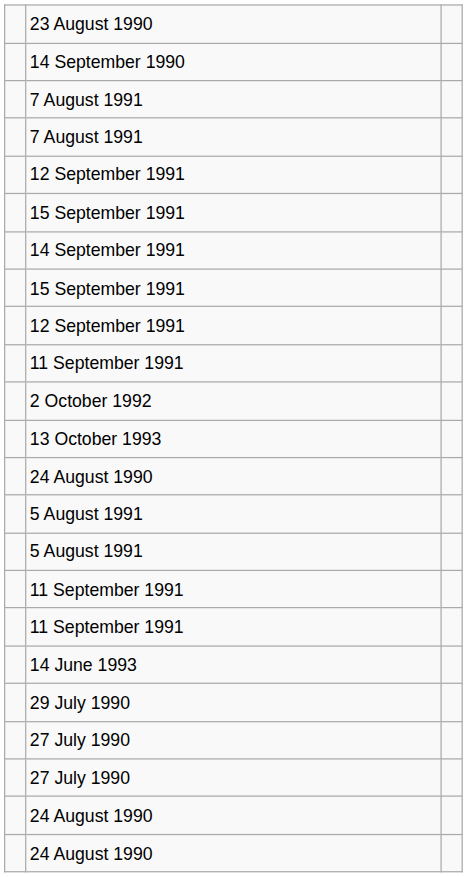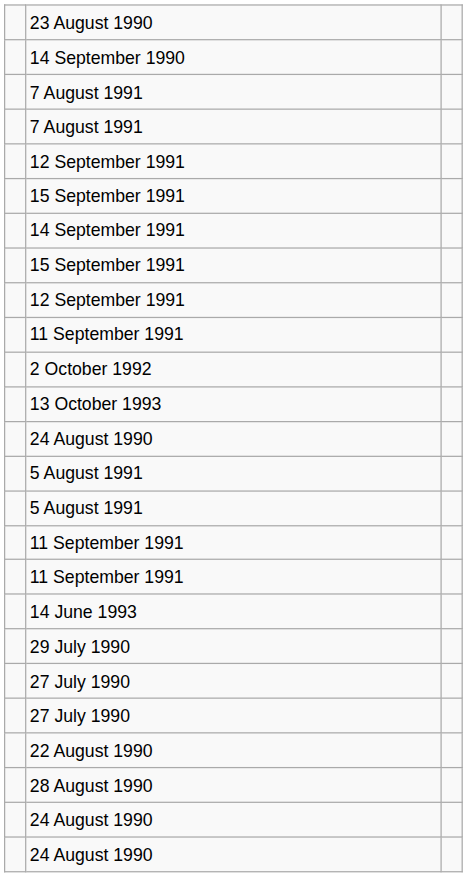+ row: (15, 751)
+ row: (15, 785)
